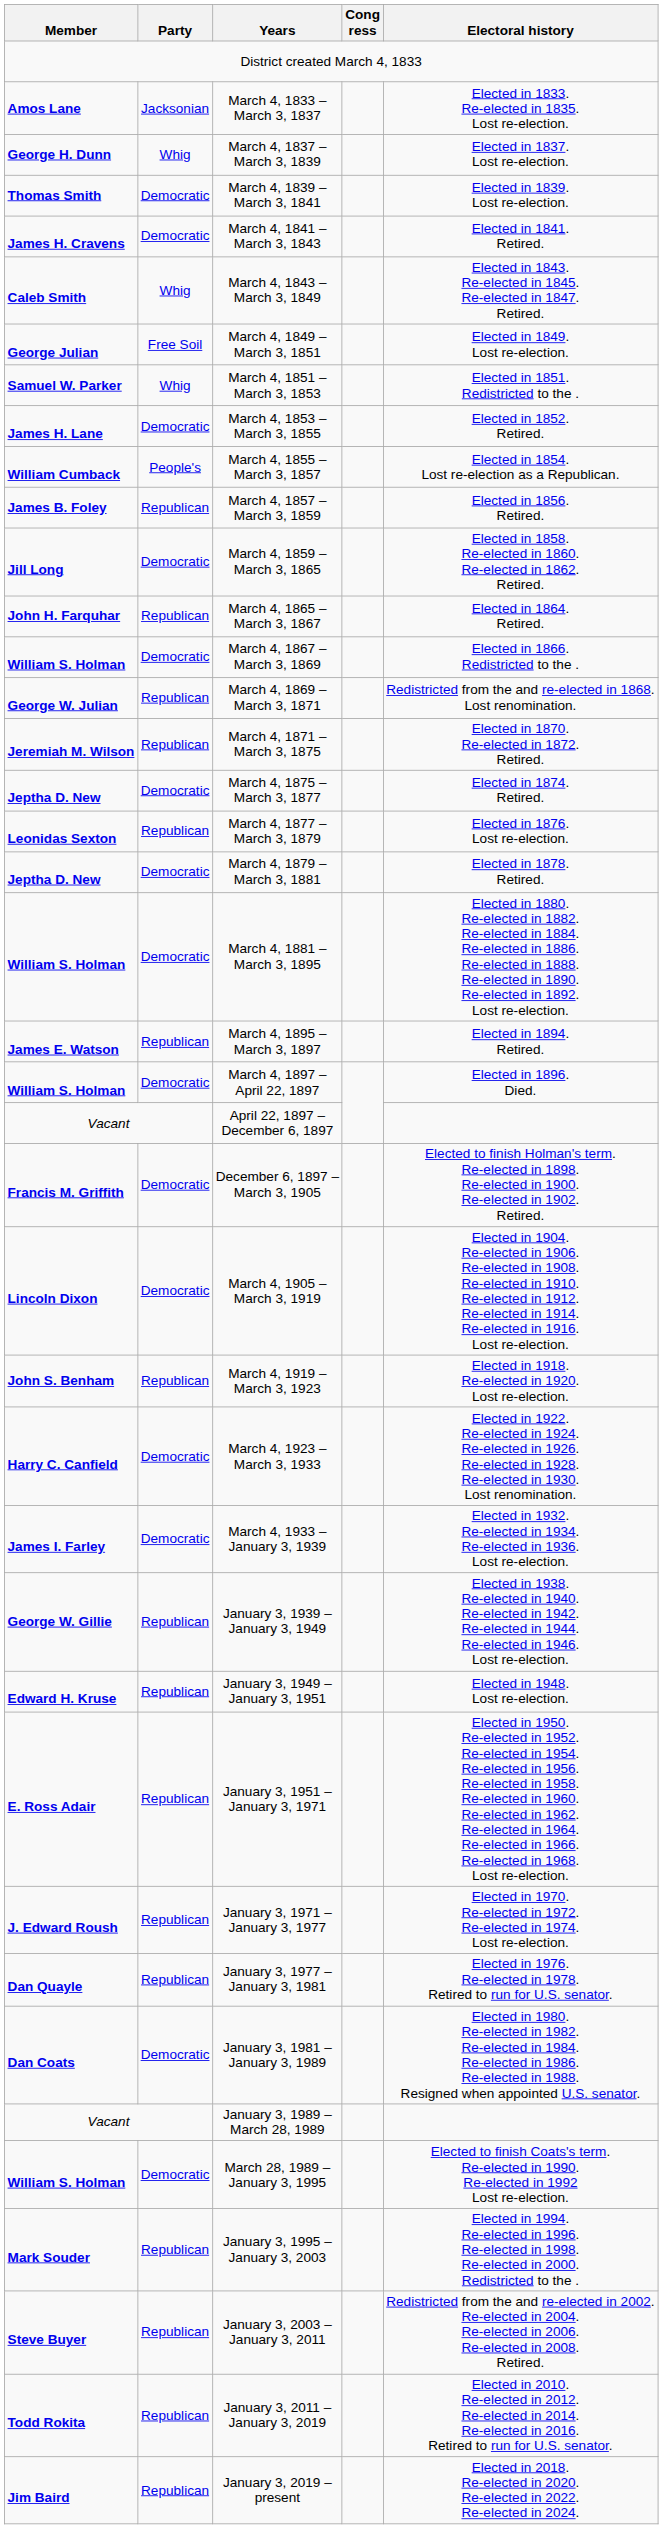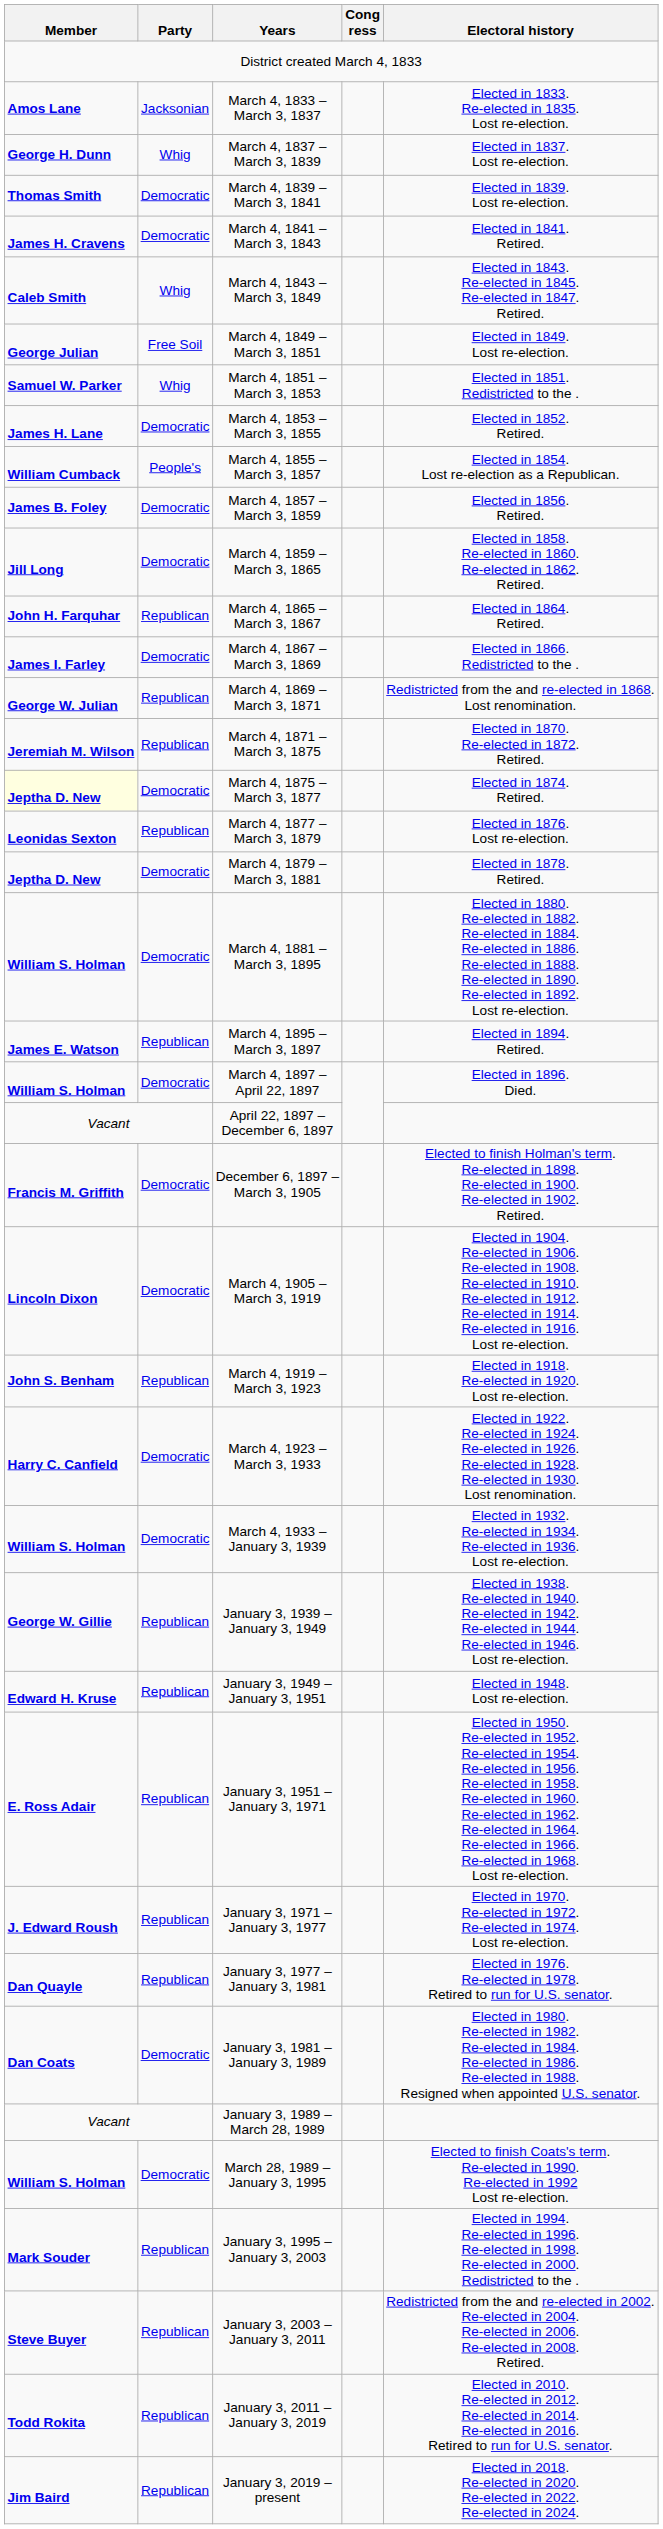(175, 507) Republican -> (175, 507) Democratic
(66, 664) William S. Holman -> (56, 664) James I. Farley
(54, 798) no background -> (54, 798) lightyellow background
(56, 1546) James I. Farley -> (66, 1546) William S. Holman
